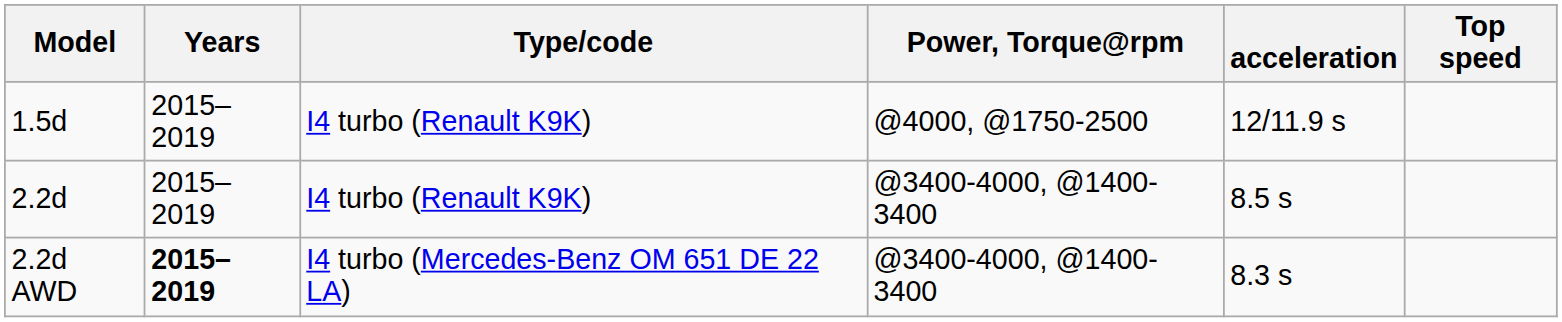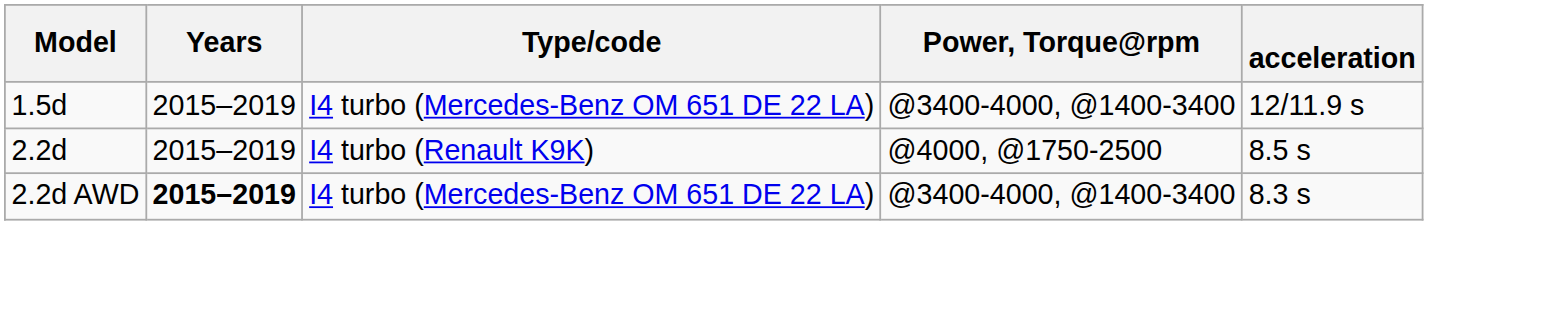- column: (1480, 43)
(449, 120) I4 turbo (Renault K9K) -> (592, 104) I4 turbo (Mercedes-Benz OM 651 DE 22 LA)
(1011, 120) @4000, @1750-2500 -> (1061, 104) @3400-4000, @1400-3400
(1016, 198) @3400-4000, @1400-3400 -> (1025, 150) @4000, @1750-2500
